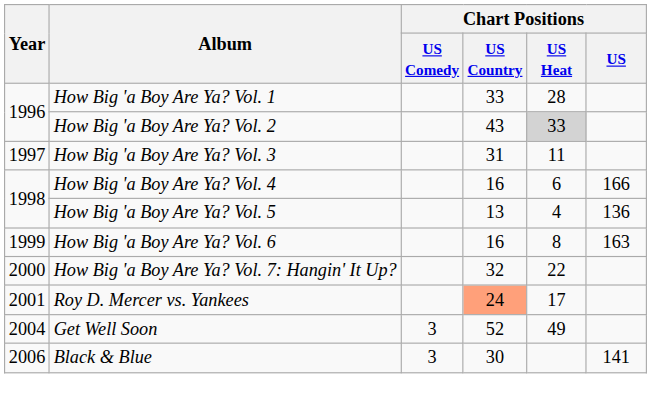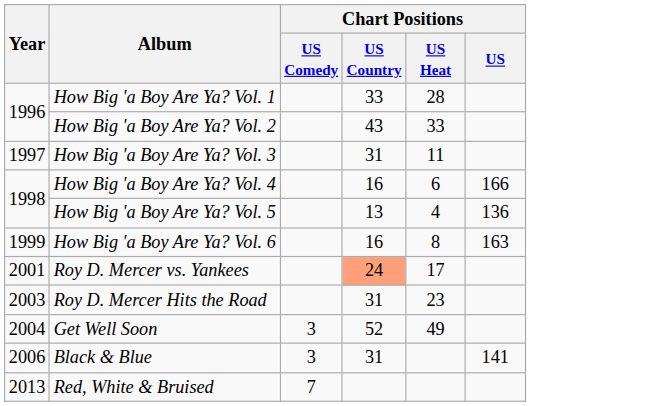(556, 126) lightgrey background -> (436, 126) no background
- row: (225, 270)
+ row: (160, 299)
(495, 357) 30 -> (374, 357) 31
+ row: (134, 386)
